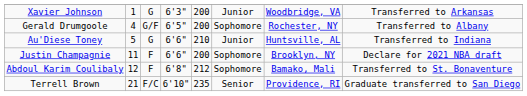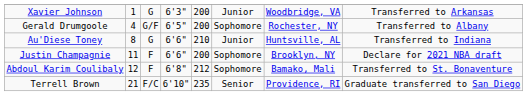(133, 40) 5 -> (133, 40) 8
